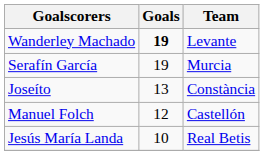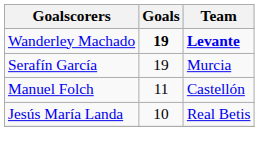(212, 41) normal -> (213, 41) bold
- row: (29, 89)
(161, 114) 12 -> (161, 89) 11
